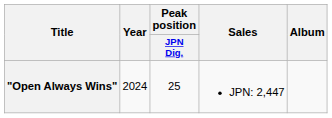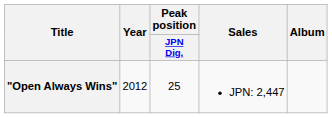(135, 86) 2024 -> (135, 86) 2012
